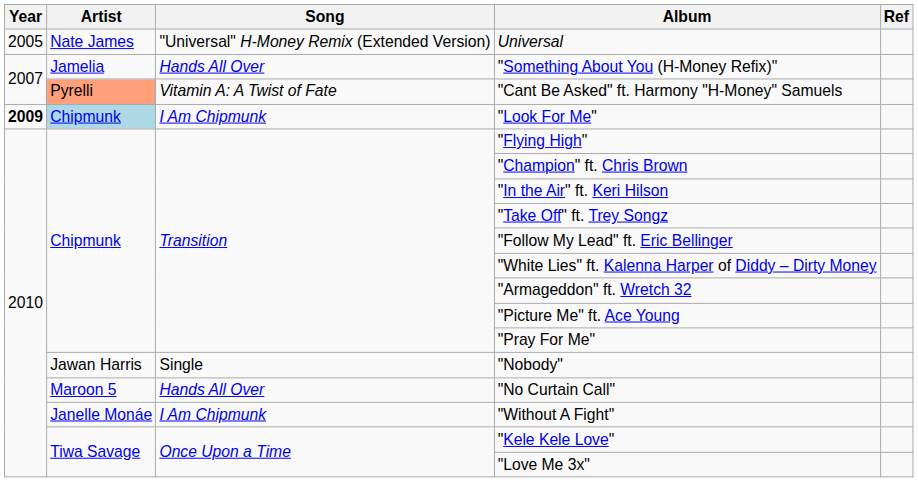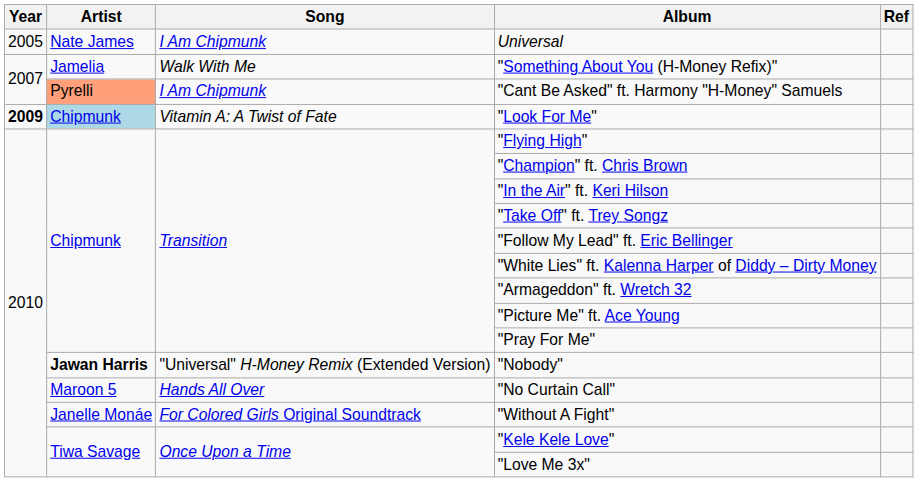(325, 41) "Universal" H-Money Remix (Extended Version) -> (213, 41) I Am Chipmunk
(212, 66) Hands All Over -> (208, 66) Walk With Me
(248, 91) Vitamin A: A Twist of Fate -> (213, 91) I Am Chipmunk
(213, 116) I Am Chipmunk -> (248, 116) Vitamin A: A Twist of Fate
(96, 365) normal -> (99, 365) bold
(181, 365) Single -> (325, 365) "Universal" H-Money Remix (Extended Version)
(213, 414) I Am Chipmunk -> (290, 414) For Colored Girls Original Soundtrack
